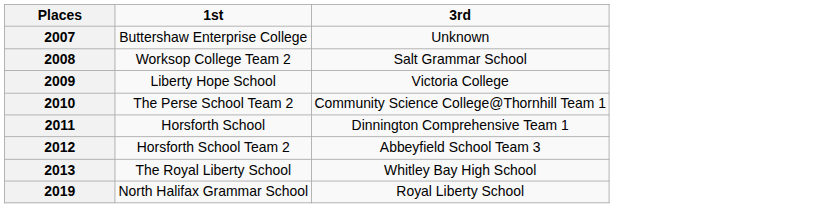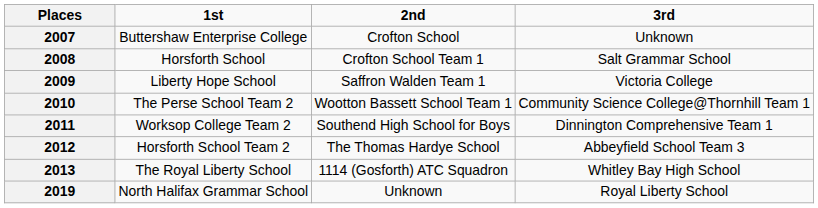+ column: (413, 15)
(213, 59) Worksop College Team 2 -> (213, 59) Horsforth School
(213, 125) Horsforth School -> (213, 125) Worksop College Team 2
